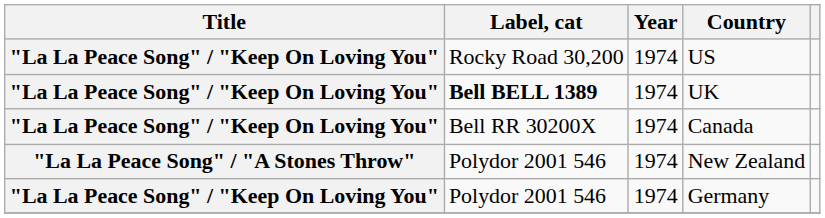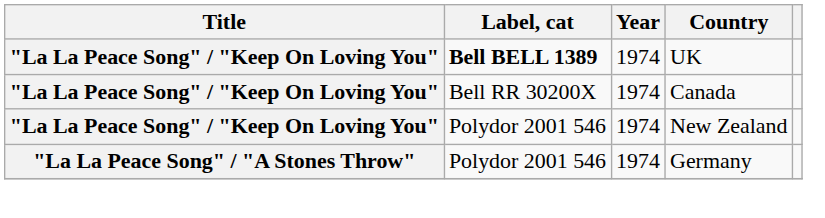- row: (702, 56)
(224, 160) "La La Peace Song" / "A Stones Throw" -> (224, 126) "La La Peace Song" / "Keep On Loving You"
(224, 195) "La La Peace Song" / "Keep On Loving You" -> (224, 160) "La La Peace Song" / "A Stones Throw"
